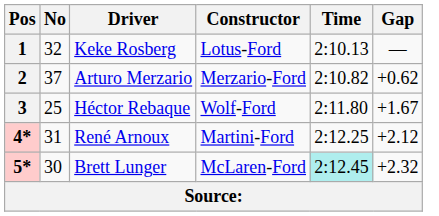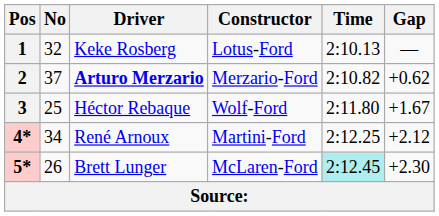(133, 78) normal -> (139, 78) bold
(53, 137) 31 -> (53, 137) 34
(53, 167) 30 -> (53, 167) 26
(398, 167) +2.32 -> (409, 167) +2.30
